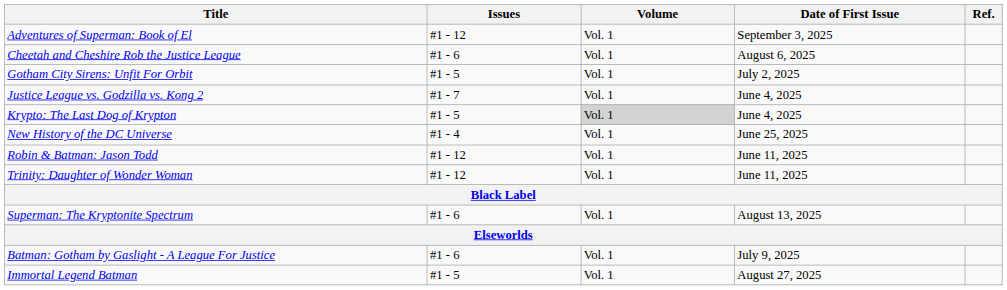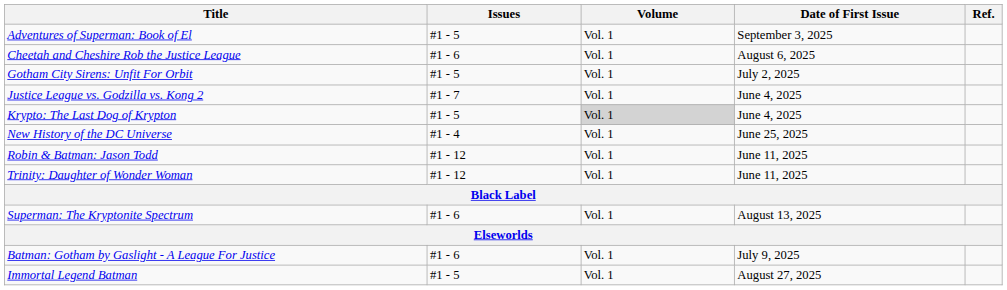(448, 34) #1 - 12 -> (445, 34) #1 - 5
